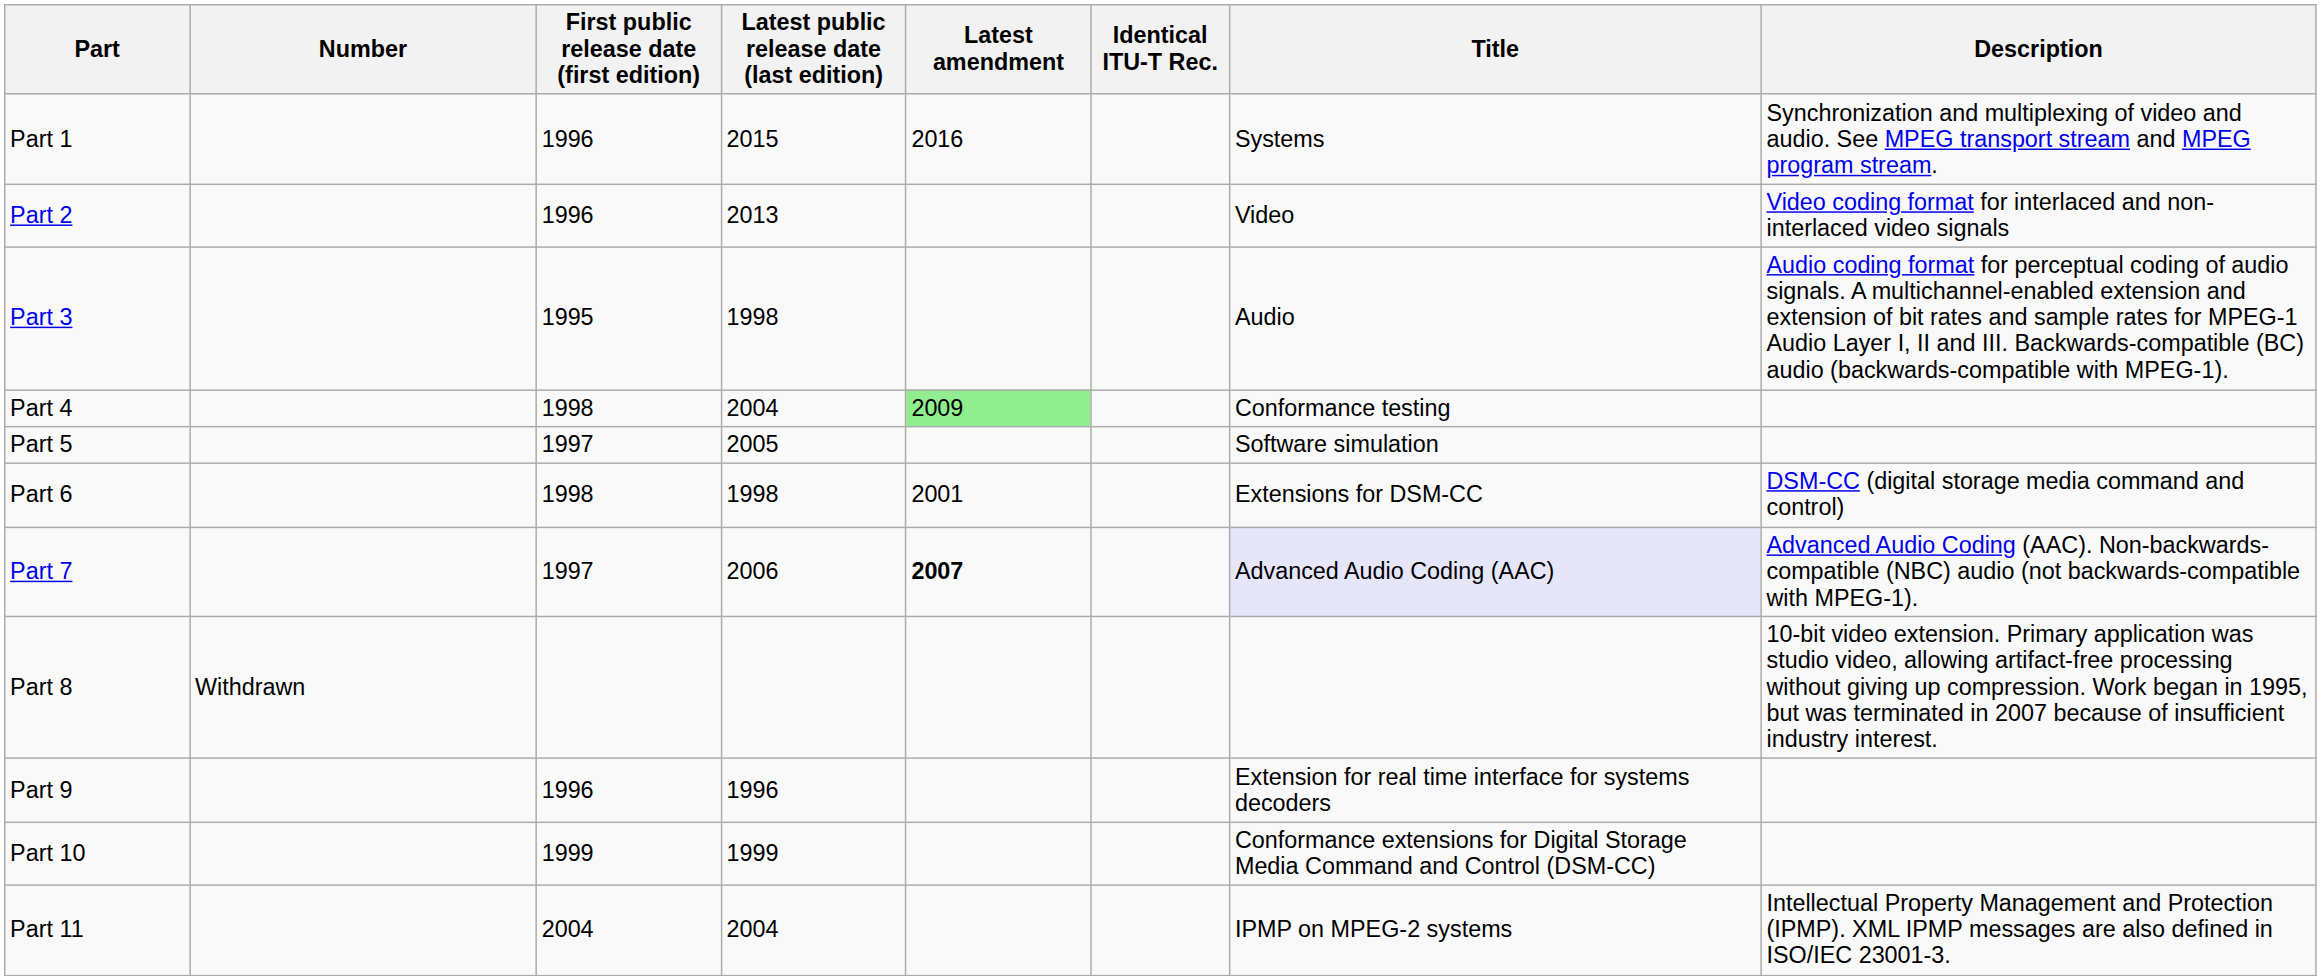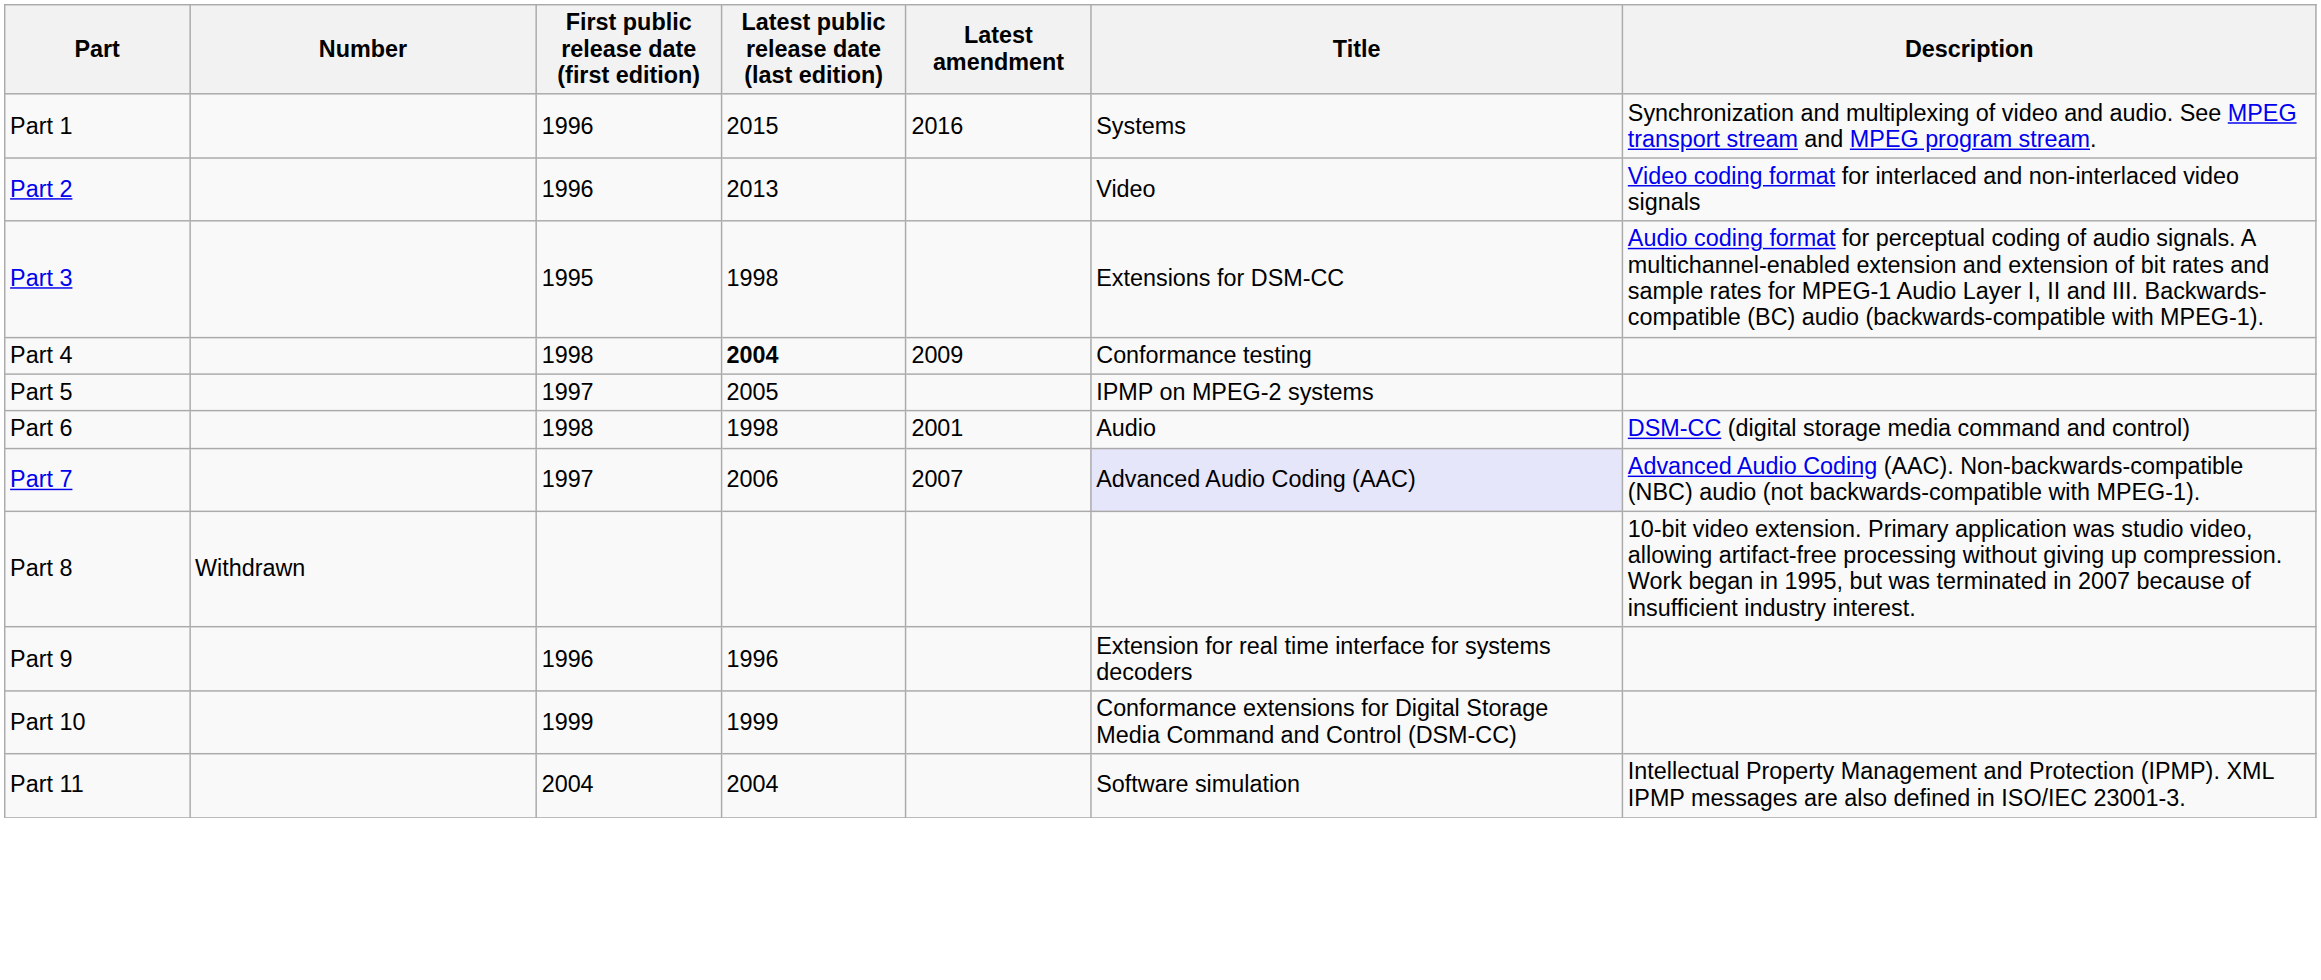- column: (1160, 49)
(1265, 318) Audio -> (1220, 278) Extensions for DSM-CC
(753, 407) normal -> (753, 355) bold
(937, 407) lightgreen background -> (937, 355) no background
(1337, 444) Software simulation -> (1235, 392) IPMP on MPEG-2 systems
(1359, 494) Extensions for DSM-CC -> (1126, 429) Audio
(937, 571) bold -> (937, 479) normal
(1374, 929) IPMP on MPEG-2 systems -> (1198, 785) Software simulation
